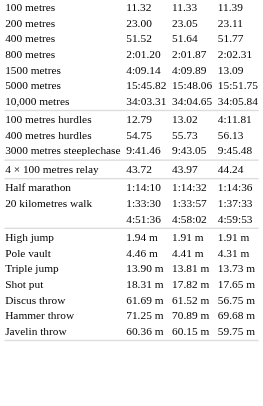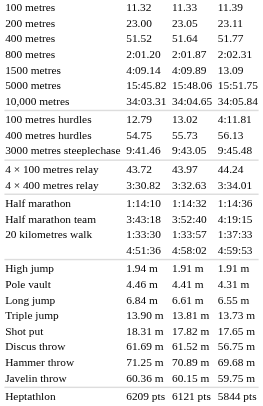+ row: (52, 185)
+ row: (51, 219)
+ row: (30, 300)
+ row: (30, 396)
